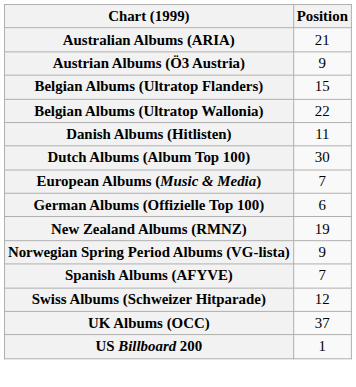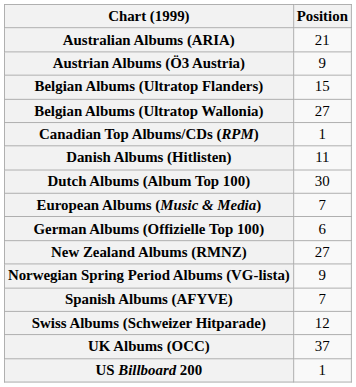(322, 110) 22 -> (322, 110) 27
+ row: (149, 134)
(322, 228) 19 -> (322, 252) 27
